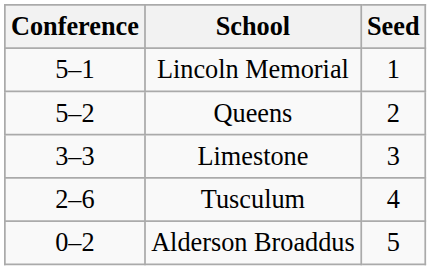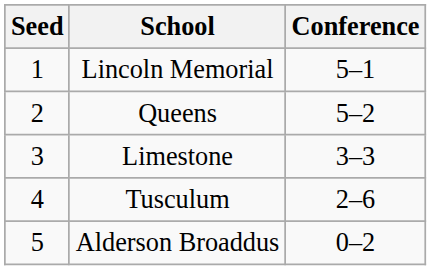columns swapped: (393, 26) <-> (75, 26)
